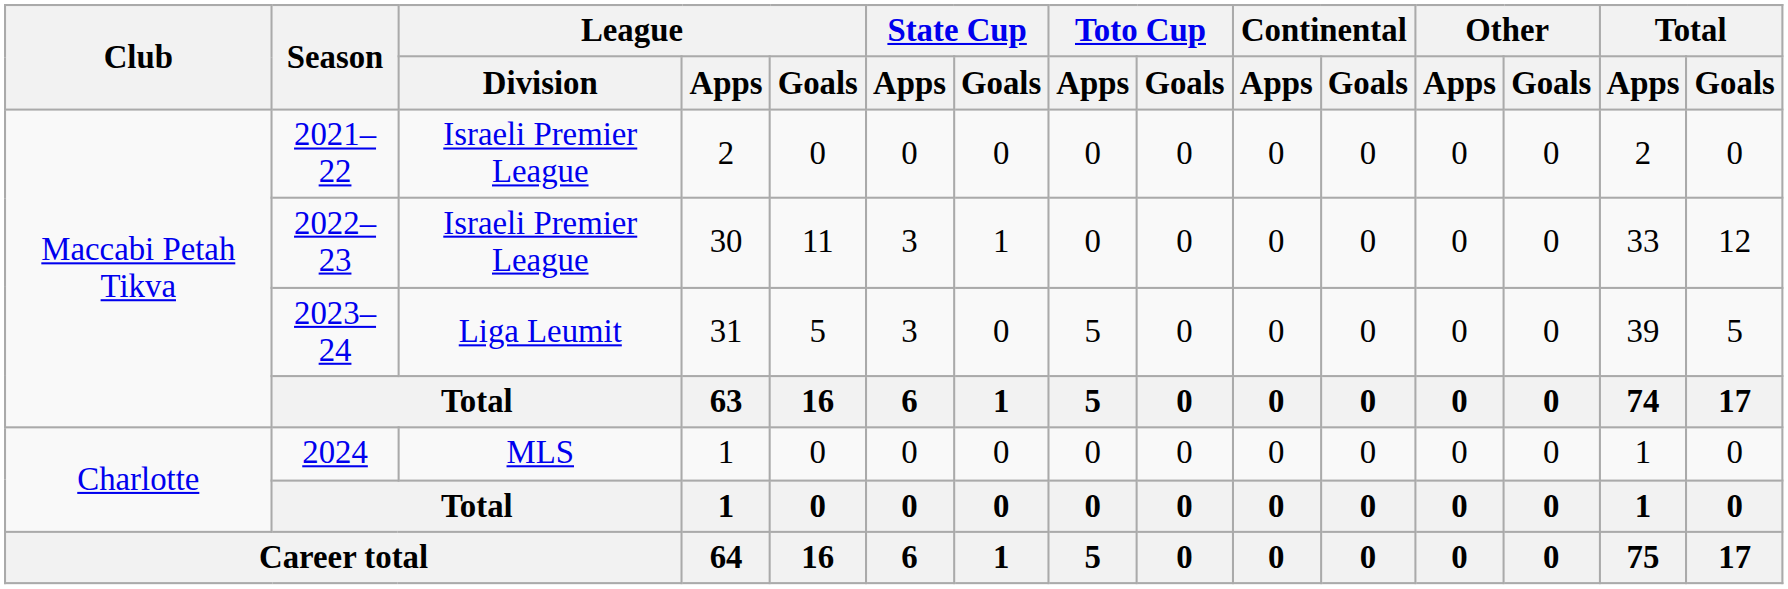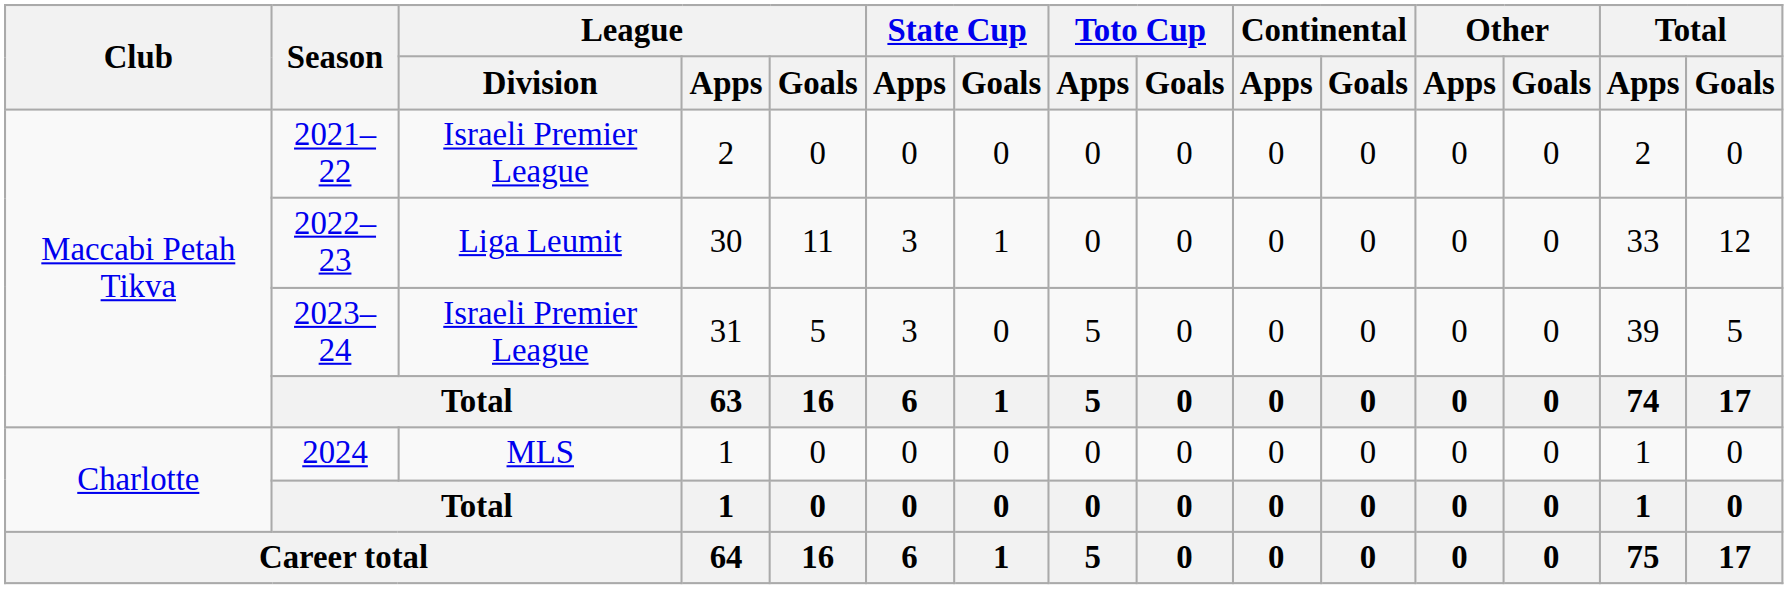(540, 241) Israeli Premier League -> (540, 241) Liga Leumit
(540, 330) Liga Leumit -> (540, 330) Israeli Premier League
